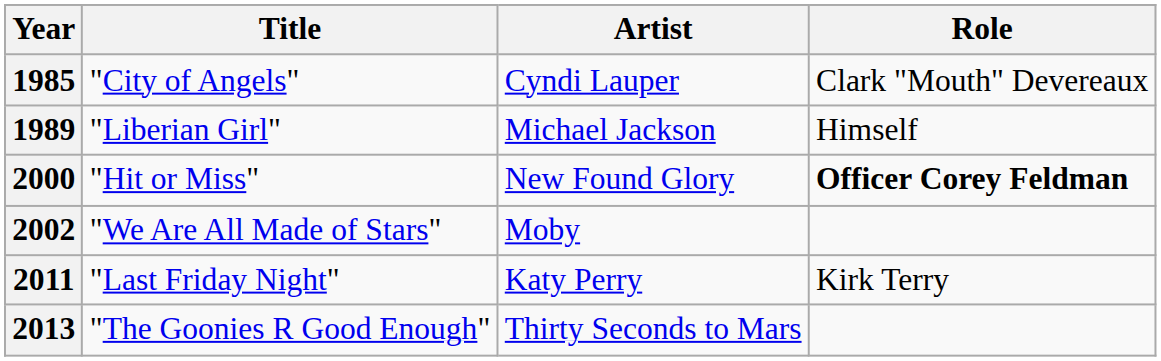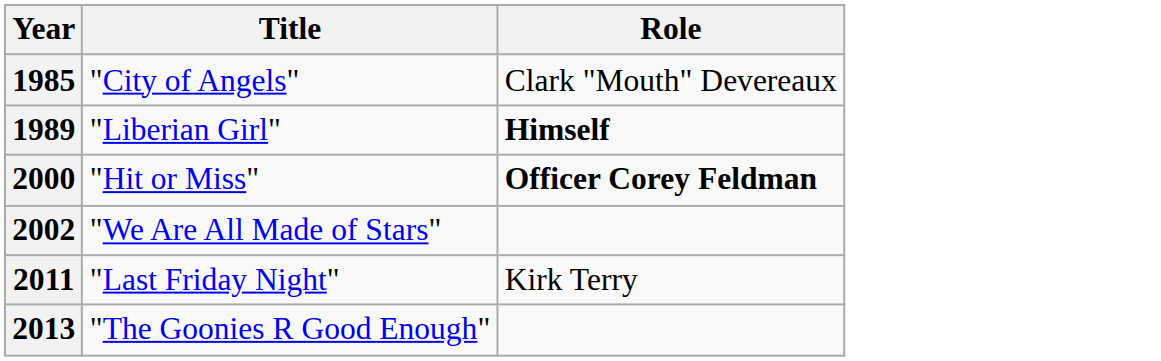- column: (653, 29)
(867, 129) normal -> (557, 129) bold
